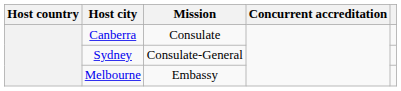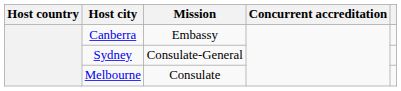(195, 34) Consulate -> (195, 34) Embassy
(195, 75) Embassy -> (195, 75) Consulate
